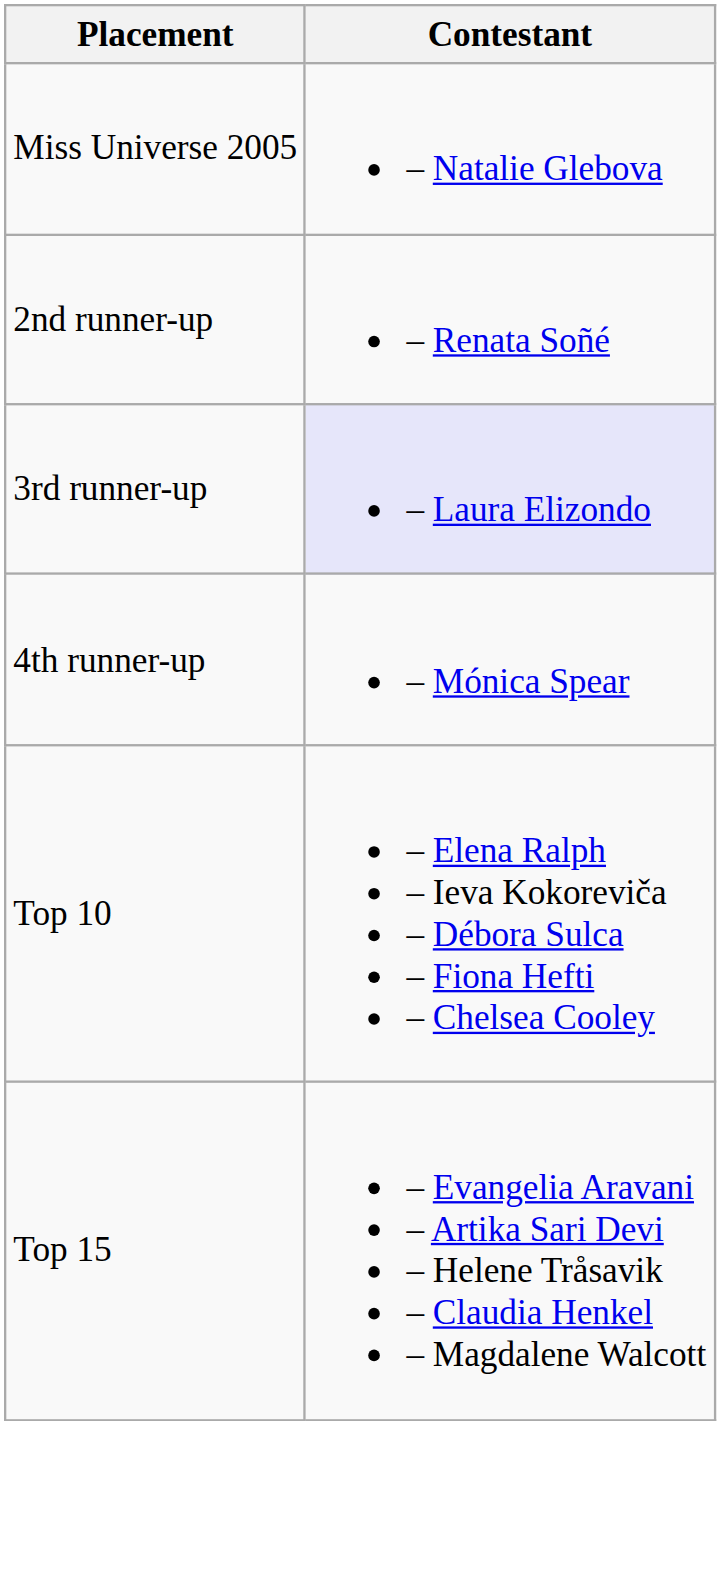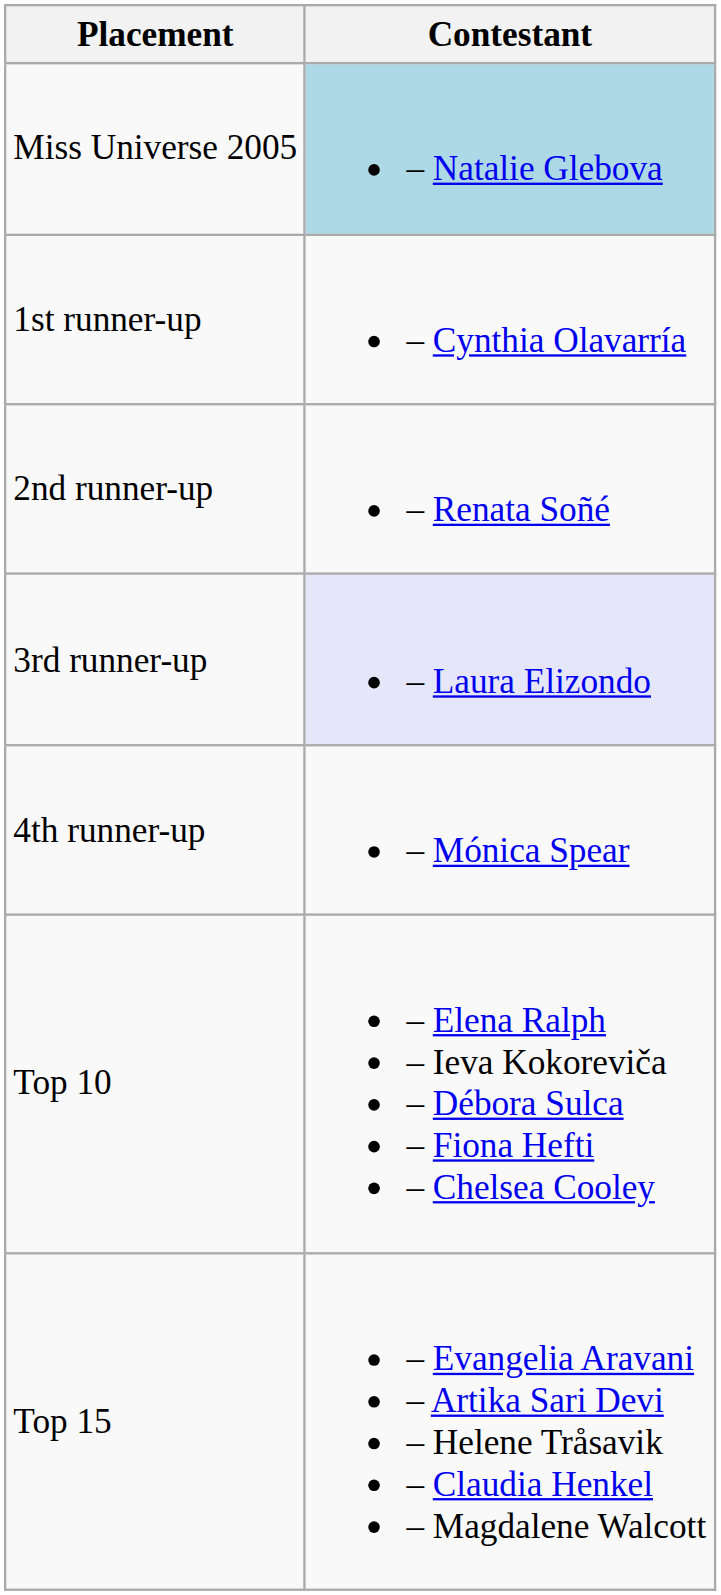(510, 170) no background -> (510, 170) lightblue background
+ row: (107, 318)
